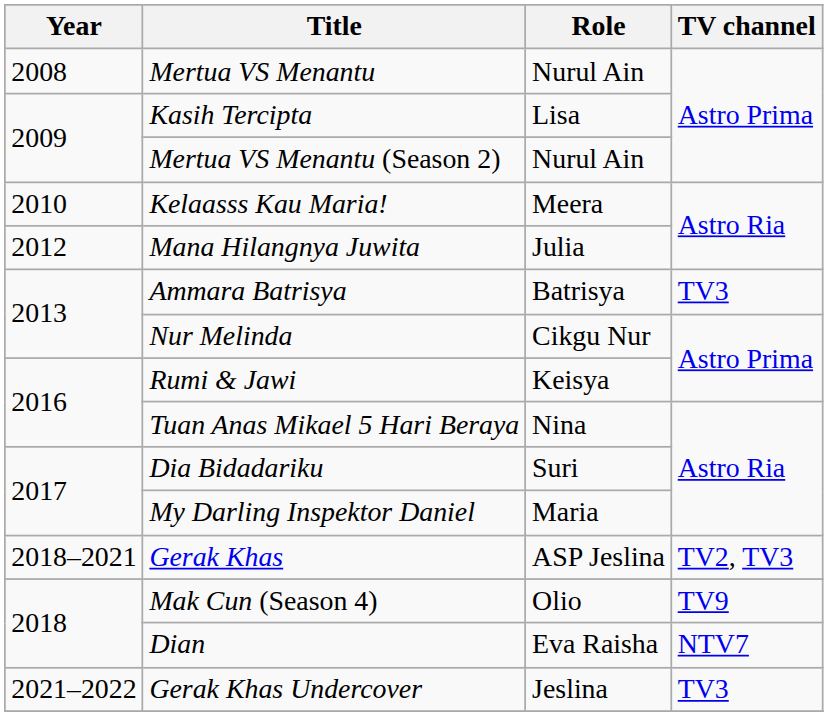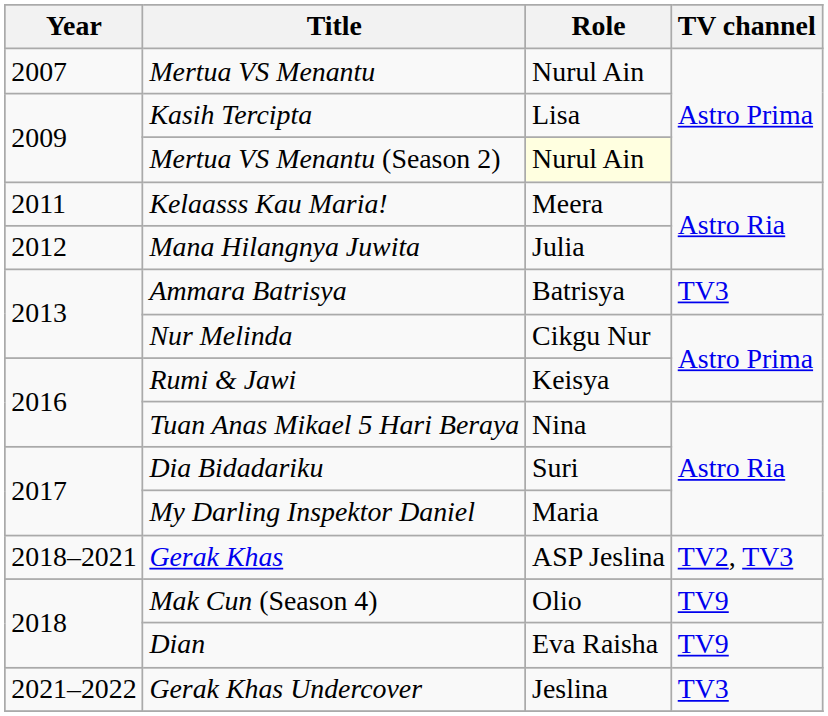(39, 70) 2008 -> (39, 70) 2007
(588, 159) no background -> (588, 159) lightyellow background
(39, 203) 2010 -> (39, 203) 2011
(713, 644) NTV7 -> (703, 644) TV9
